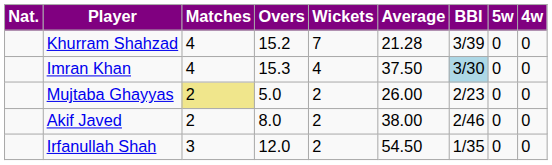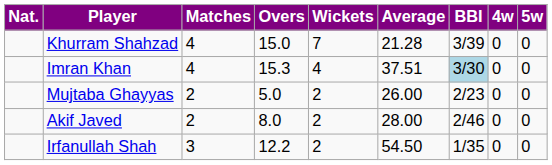columns swapped: (532, 17) <-> (503, 17)
(274, 43) 15.2 -> (274, 43) 15.0
(402, 69) 37.50 -> (402, 69) 37.51
(190, 95) khaki background -> (190, 95) no background
(402, 120) 38.00 -> (402, 120) 28.00
(274, 146) 12.0 -> (274, 146) 12.2
